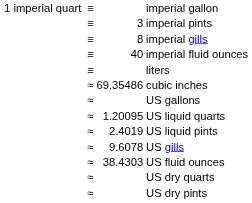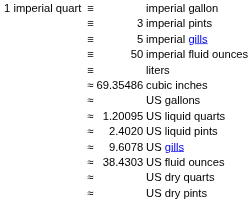(140, 39) 8 -> (140, 39) 5
(137, 54) 40 -> (137, 54) 50
(126, 131) 2.4019 -> (126, 131) 2.4020
